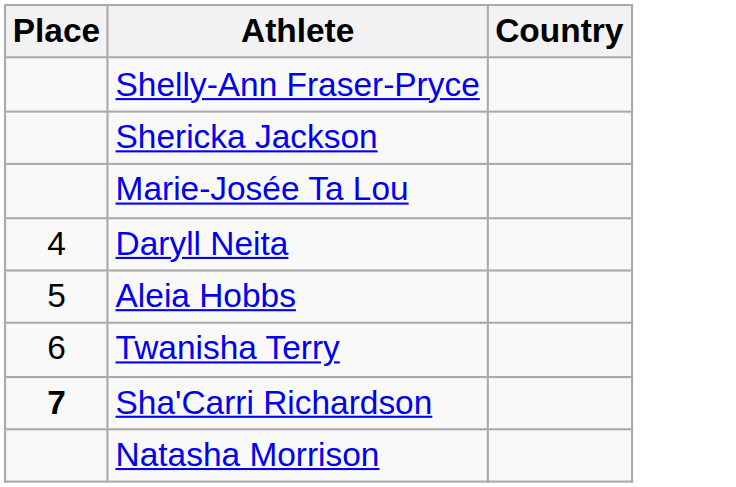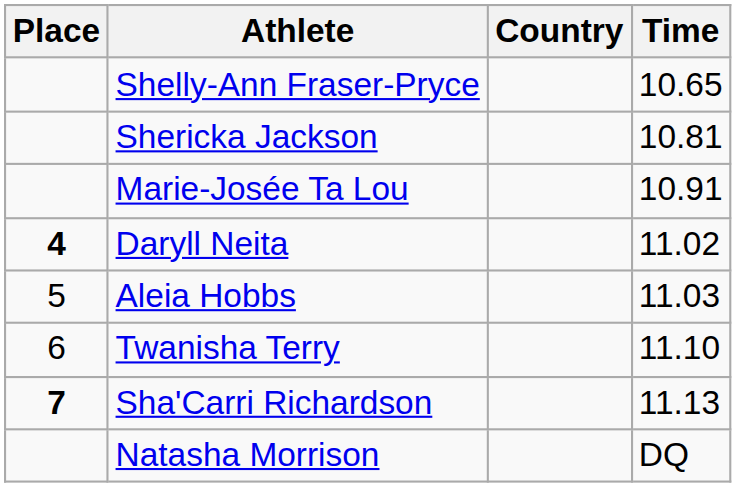+ column: (681, 31)
(56, 243) normal -> (56, 243) bold
